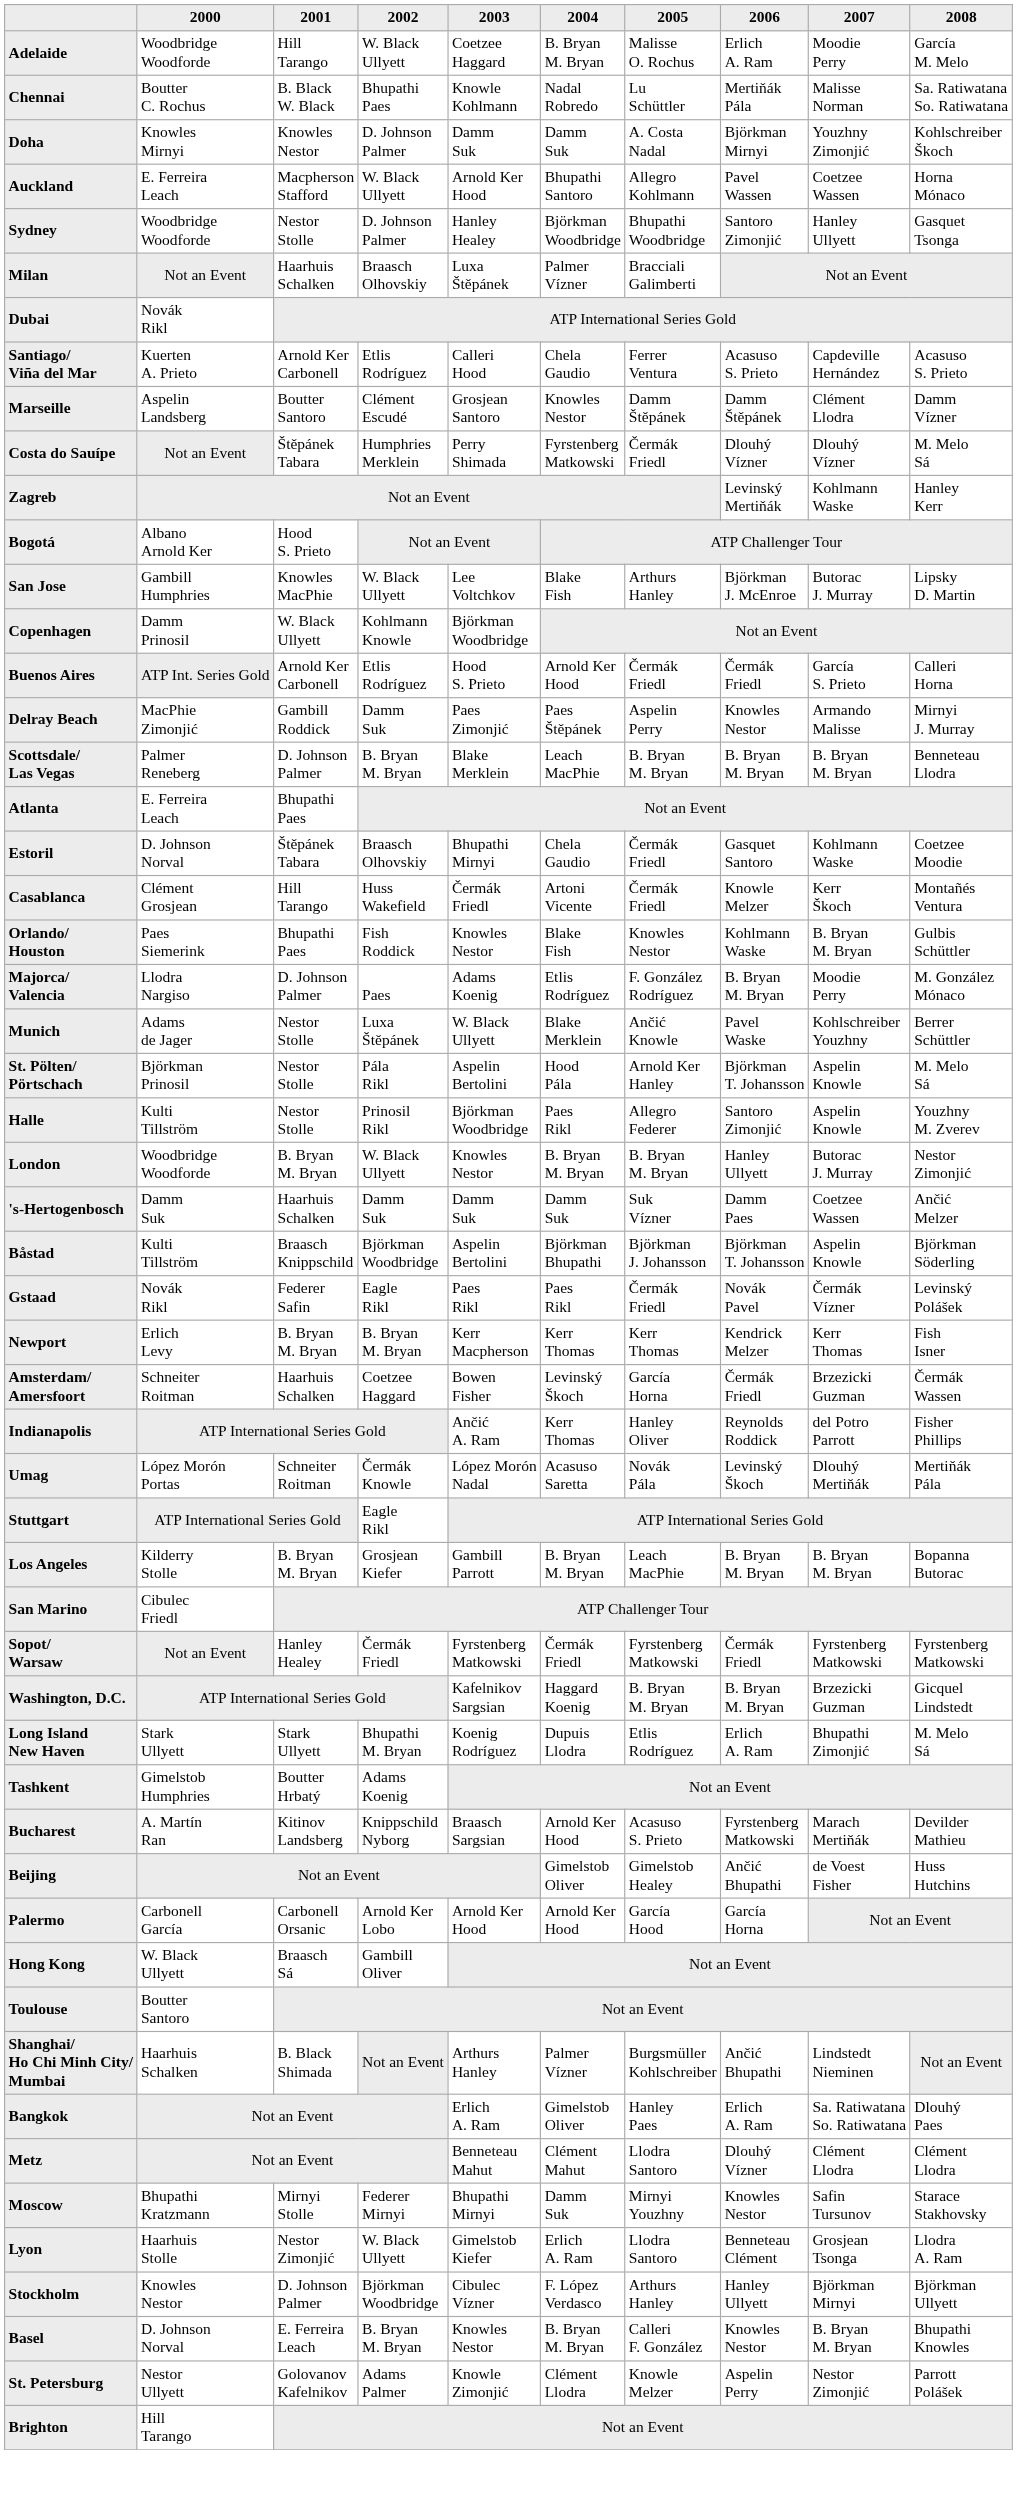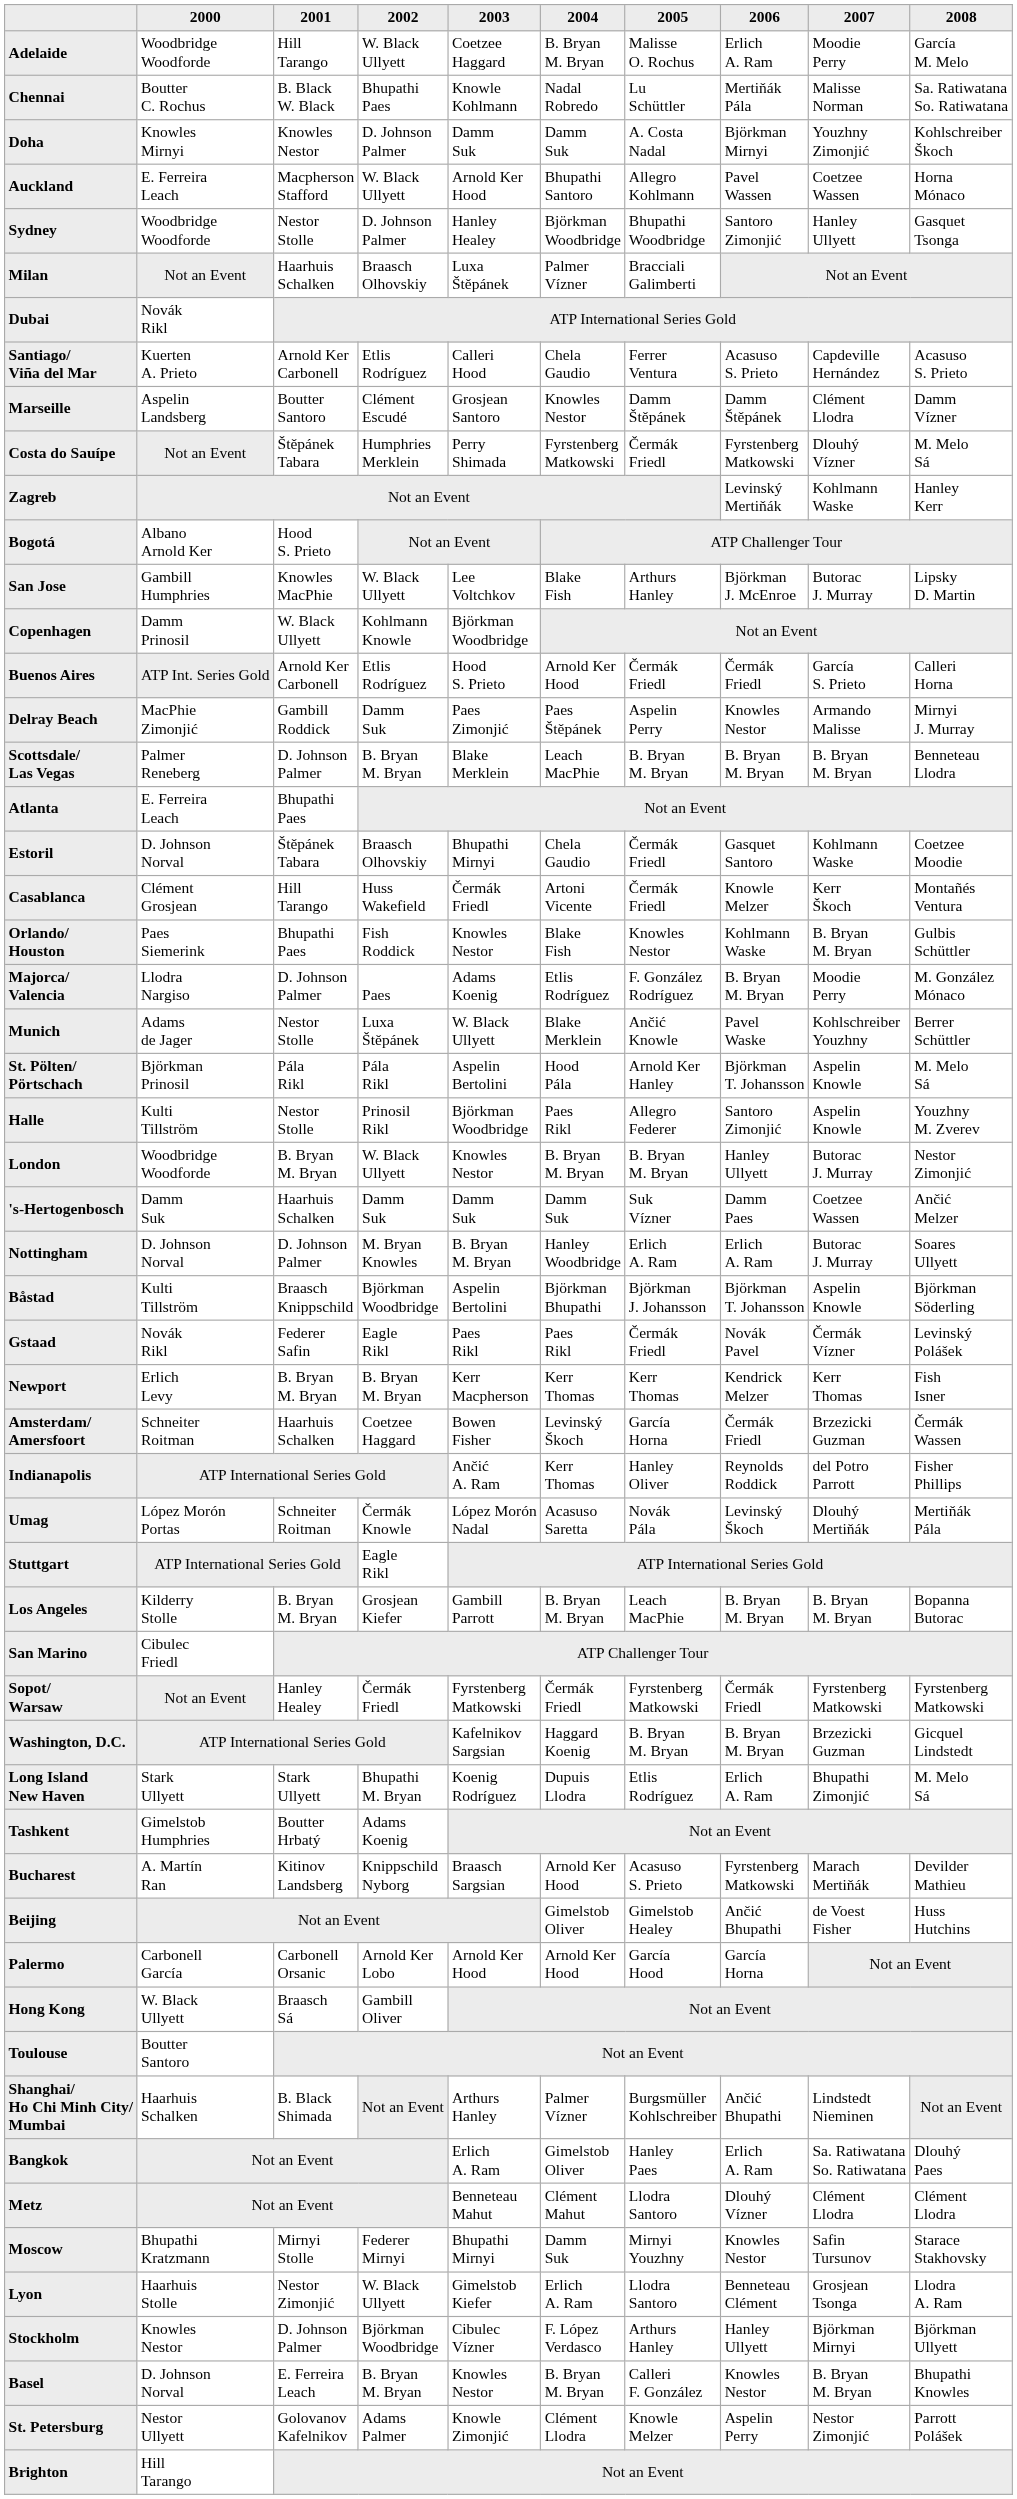(748, 453) Dlouhý Vízner -> (762, 453) Fyrstenberg Matkowski
(298, 1075) Nestor Stolle -> (291, 1075) Pála Rikl
+ row: (48, 1253)
